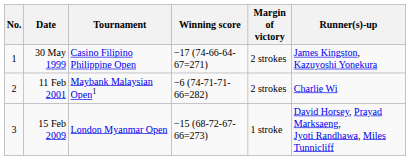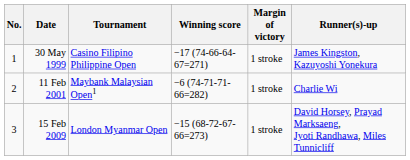(268, 59) 2 strokes -> (266, 59) 1 stroke
(268, 88) 2 strokes -> (266, 88) 1 stroke
